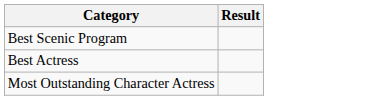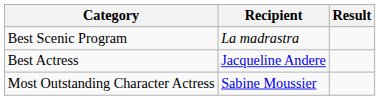+ column: (274, 15)
